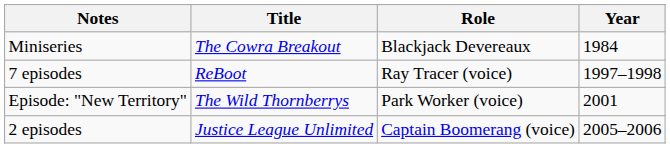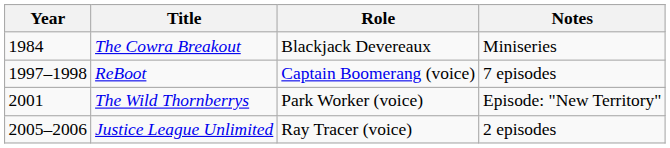columns swapped: (622, 18) <-> (98, 18)
(447, 73) Ray Tracer (voice) -> (378, 73) Captain Boomerang (voice)
(478, 128) Captain Boomerang (voice) -> (347, 128) Ray Tracer (voice)
